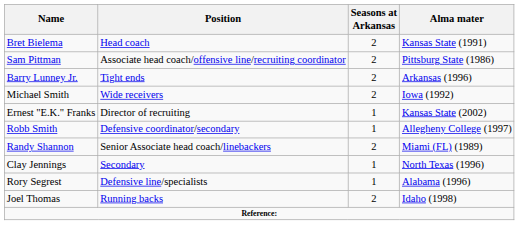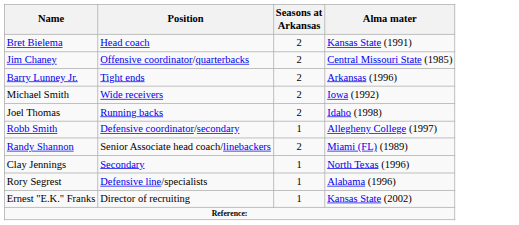+ row: (32, 60)
- row: (34, 60)
rows swapped: (33, 199) <-> (51, 112)
